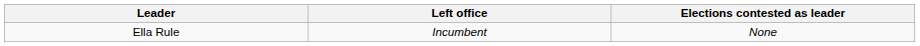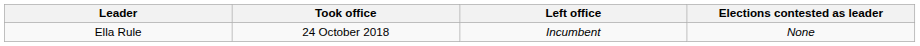+ column: (346, 13)
